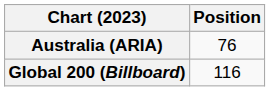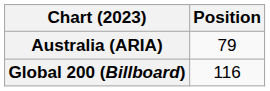(227, 45) 76 -> (227, 45) 79
